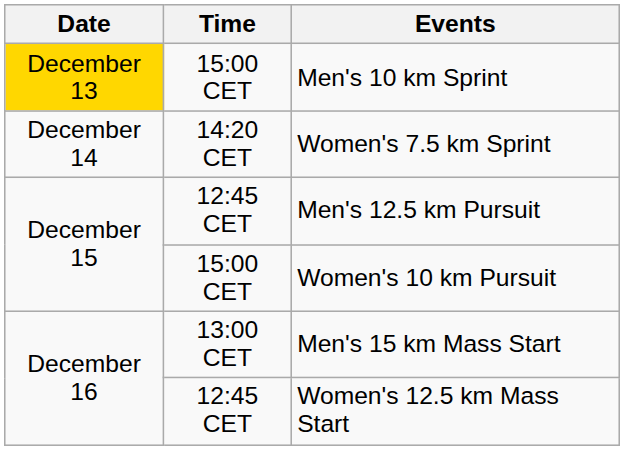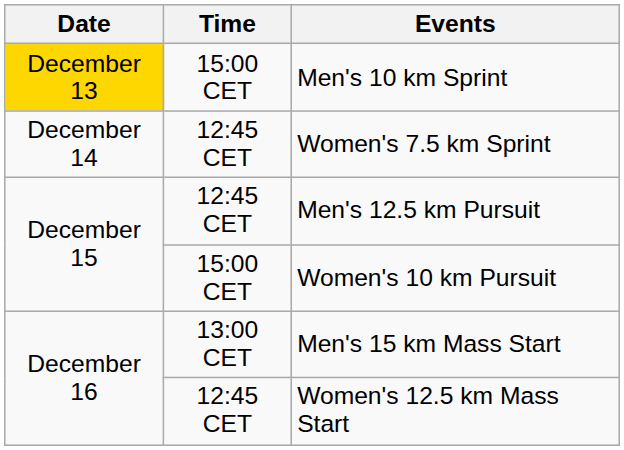(227, 143) 14:20 CET -> (227, 143) 12:45 CET
